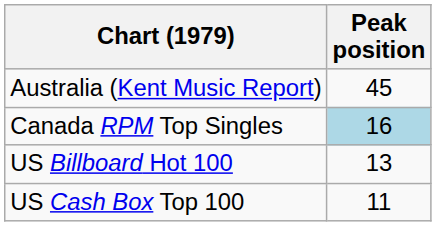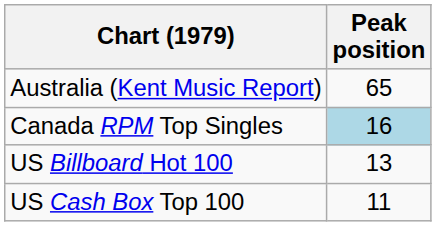(379, 88) 45 -> (379, 88) 65
